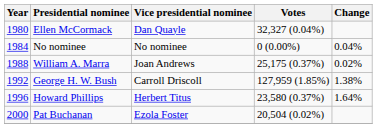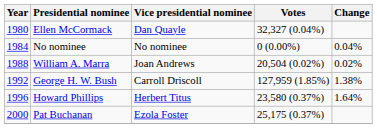(290, 64) 25,175 (0.37%) -> (290, 64) 20,504 (0.02%)
(290, 115) 20,504 (0.02%) -> (290, 115) 25,175 (0.37%)
